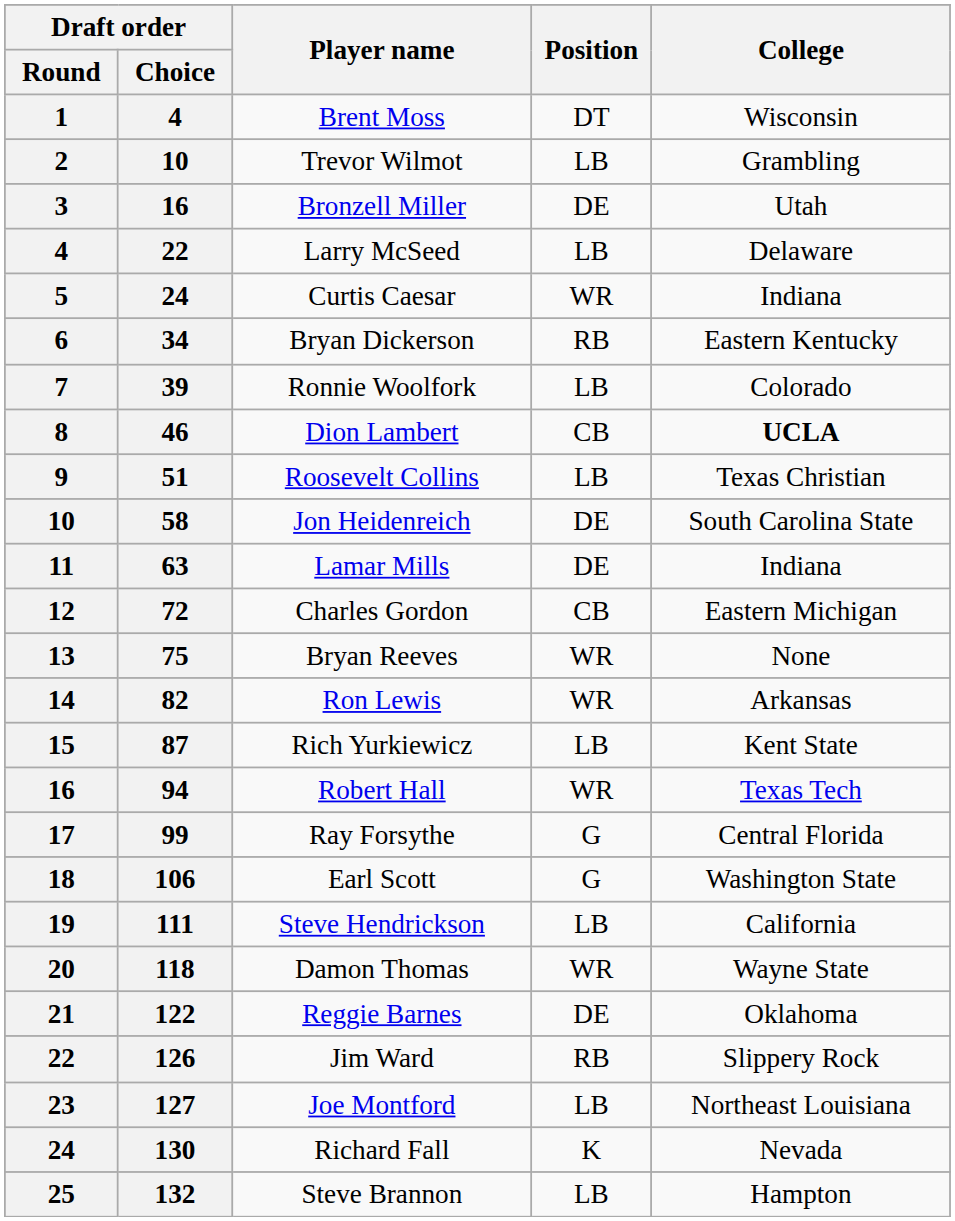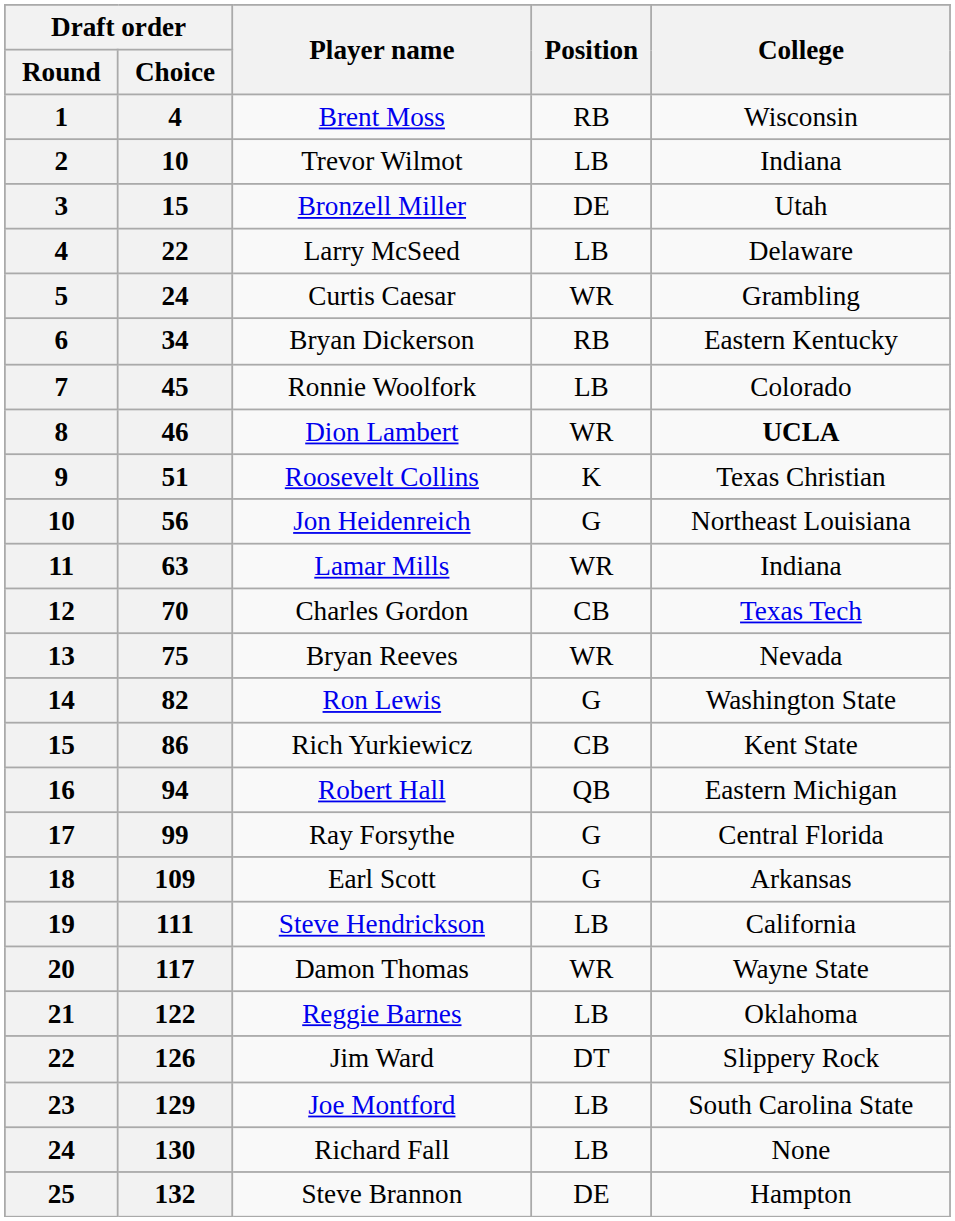(591, 116) DT -> (591, 116) RB
(801, 161) Grambling -> (801, 161) Indiana
(175, 206) 16 -> (175, 206) 15
(801, 296) Indiana -> (801, 296) Grambling
(175, 386) 39 -> (175, 386) 45
(591, 430) CB -> (591, 430) WR
(591, 475) LB -> (591, 475) K
(175, 520) 58 -> (175, 520) 56
(591, 520) DE -> (591, 520) G
(801, 520) South Carolina State -> (801, 520) Northeast Louisiana
(591, 565) DE -> (591, 565) WR
(175, 610) 72 -> (175, 610) 70
(801, 610) Eastern Michigan -> (801, 610) Texas Tech
(801, 655) None -> (801, 655) Nevada
(591, 700) WR -> (591, 700) G
(801, 700) Arkansas -> (801, 700) Washington State
(175, 744) 87 -> (175, 744) 86
(591, 744) LB -> (591, 744) CB
(591, 789) WR -> (591, 789) QB
(801, 789) Texas Tech -> (801, 789) Eastern Michigan
(175, 879) 106 -> (175, 879) 109
(801, 879) Washington State -> (801, 879) Arkansas
(175, 969) 118 -> (175, 969) 117
(591, 1014) DE -> (591, 1014) LB
(591, 1058) RB -> (591, 1058) DT
(175, 1103) 127 -> (175, 1103) 129
(801, 1103) Northeast Louisiana -> (801, 1103) South Carolina State
(591, 1148) K -> (591, 1148) LB
(801, 1148) Nevada -> (801, 1148) None
(591, 1193) LB -> (591, 1193) DE
